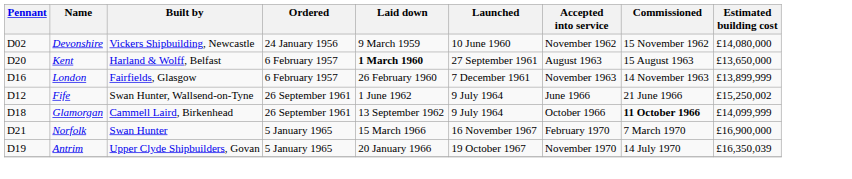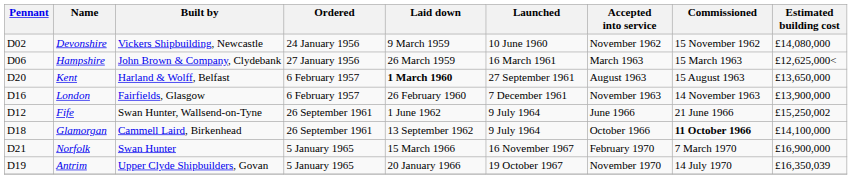+ row: (81, 60)
(744, 78) £13,899,999 -> (803, 95) £13,900,000
(744, 113) £14,099,999 -> (803, 130) £14,100,000
